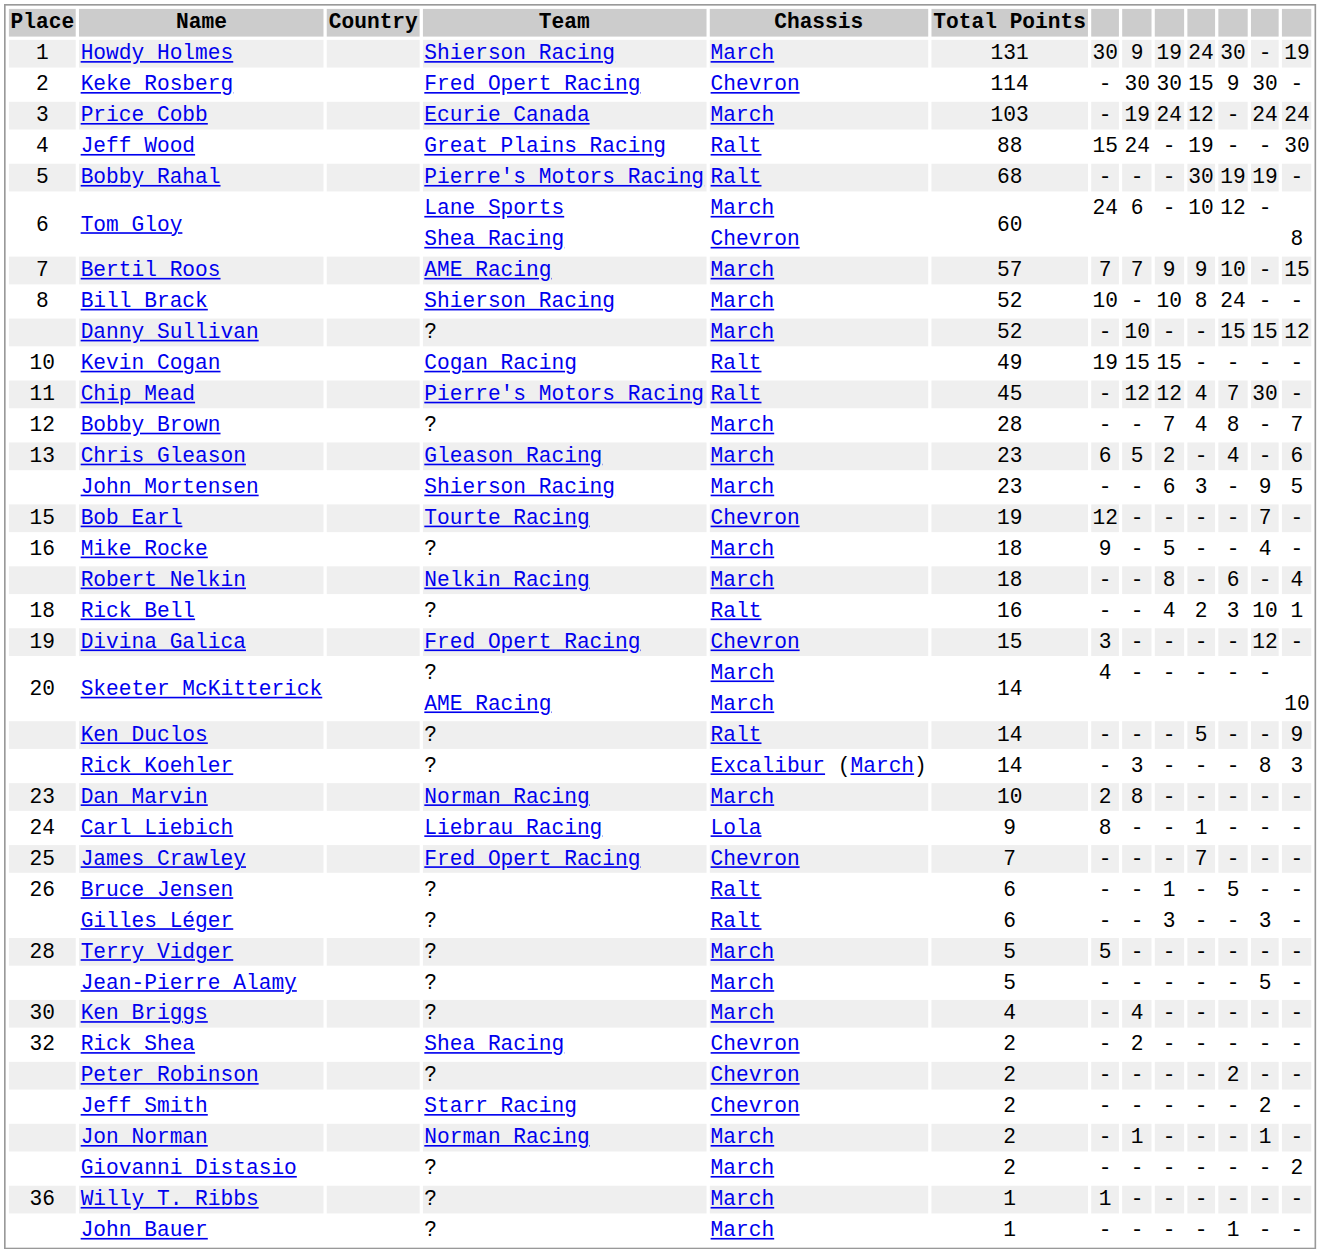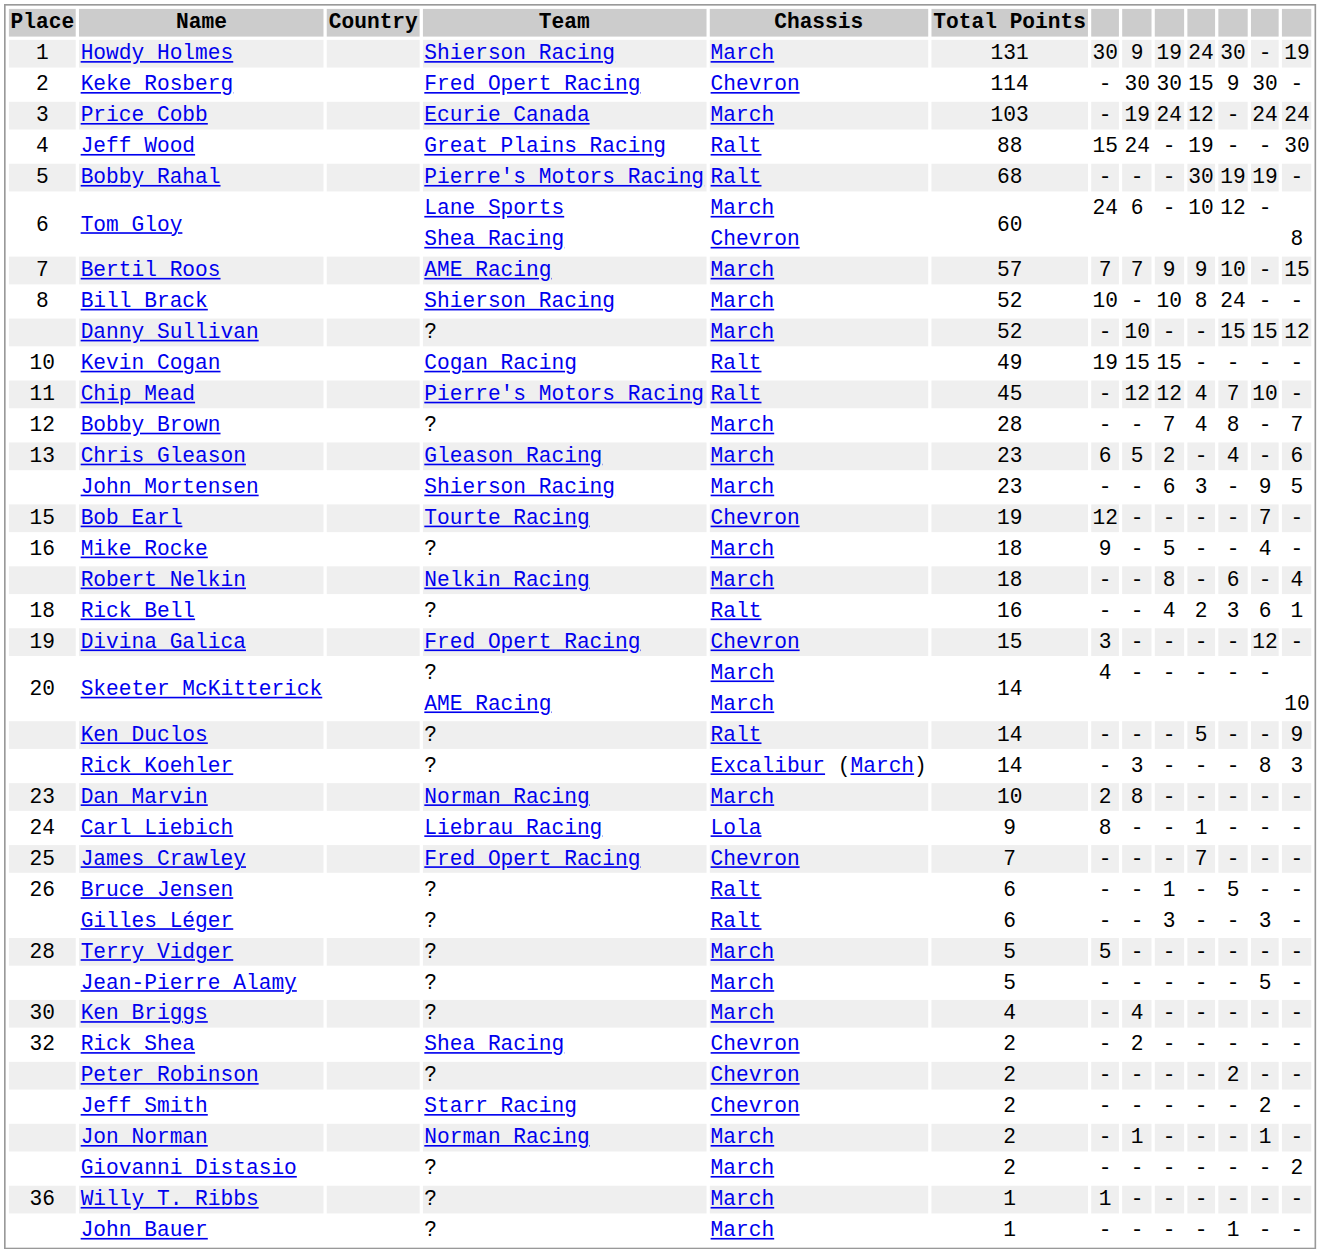(1265, 394) 30 -> (1265, 394) 10
(1265, 611) 10 -> (1265, 611) 6
